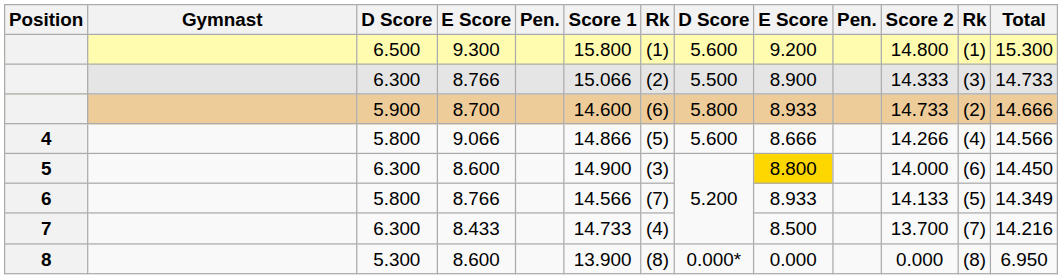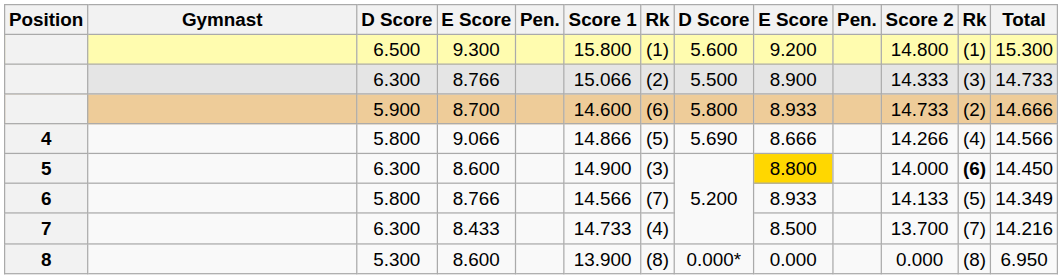(714, 139) 5.600 -> (714, 139) 5.690
(974, 169) normal -> (974, 169) bold
